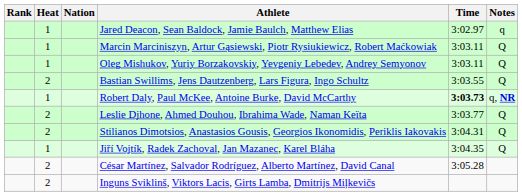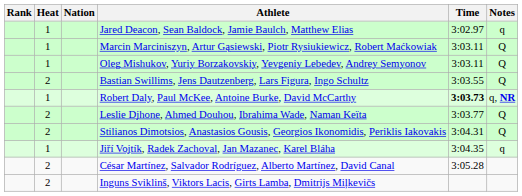(502, 149) Q -> (502, 149) q
